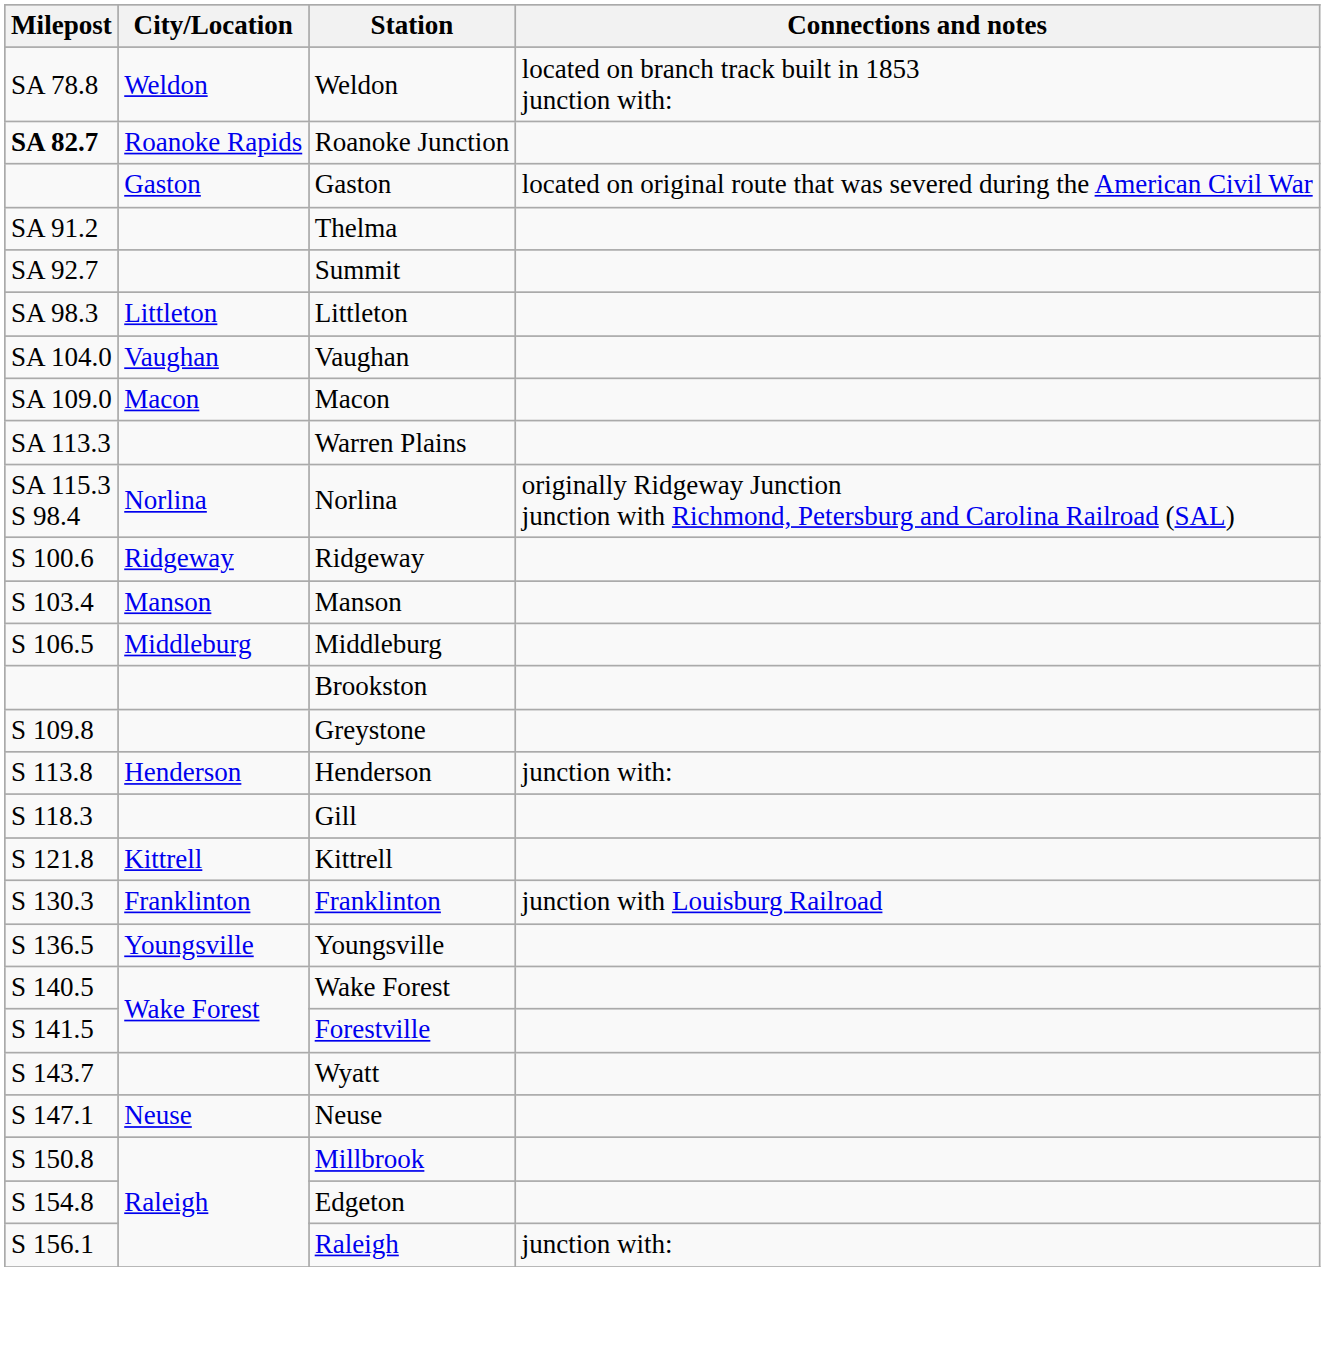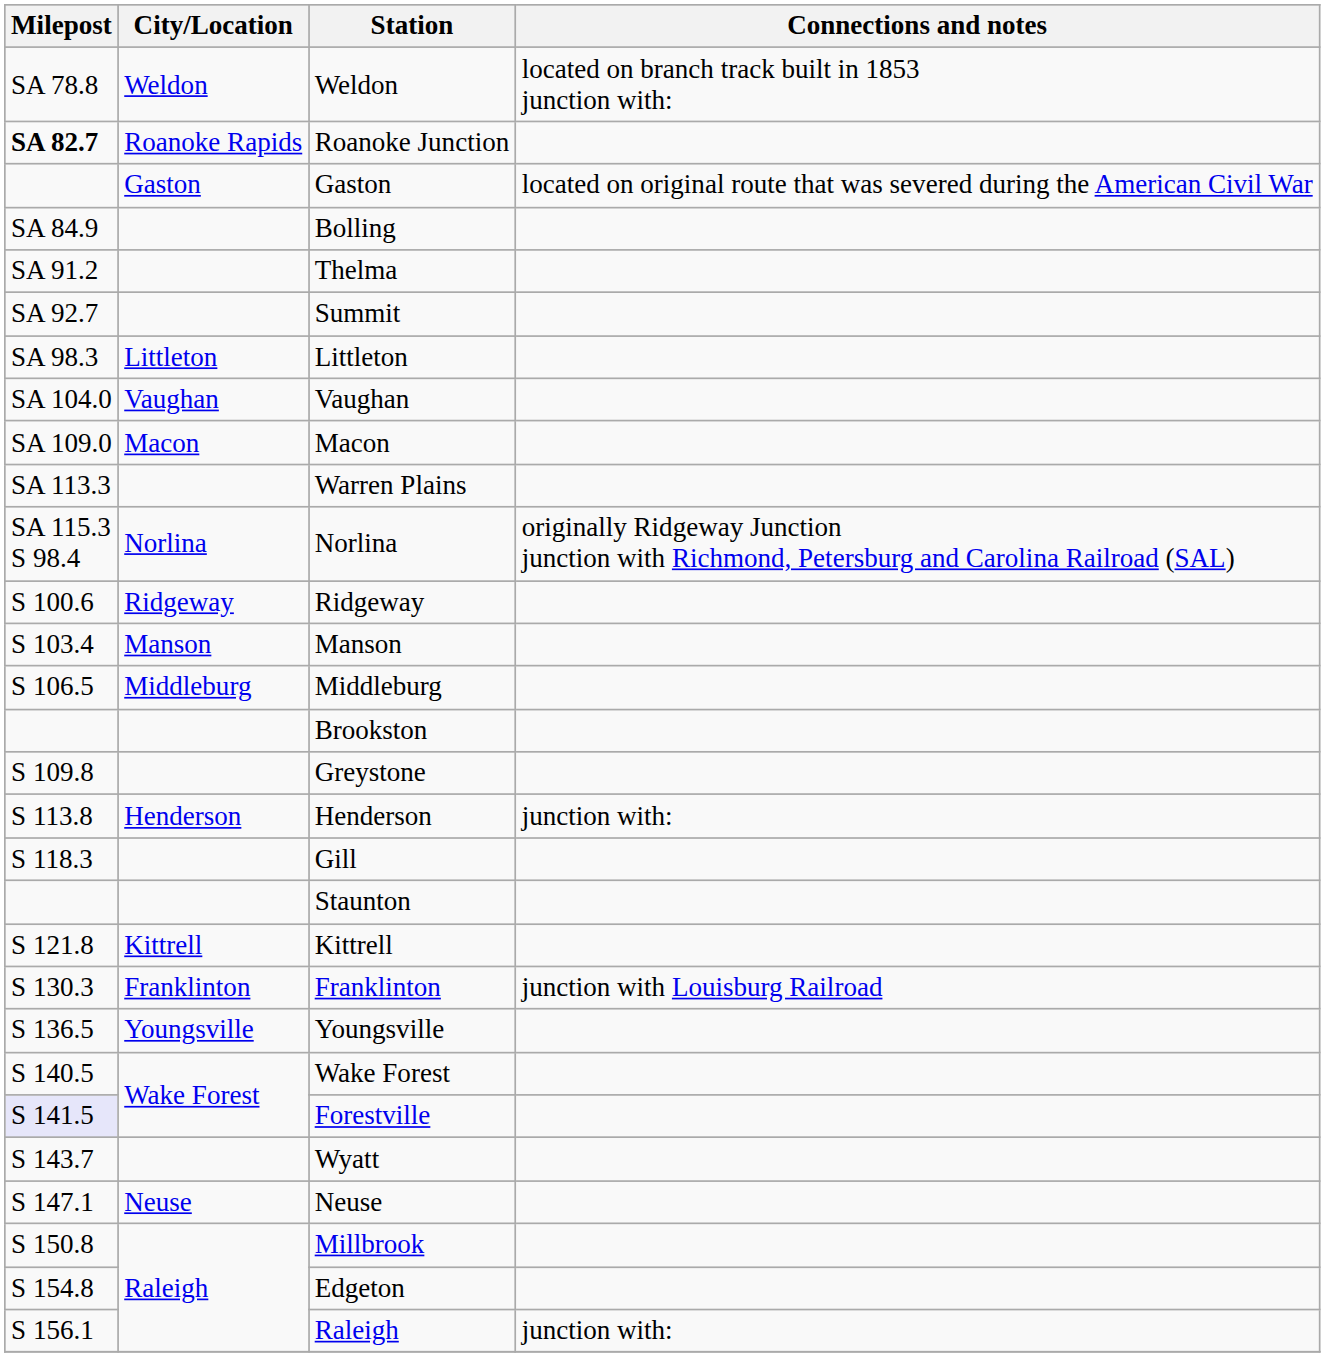+ row: (355, 227)
+ row: (363, 901)
(52, 1030) no background -> (52, 1115) lavender background
